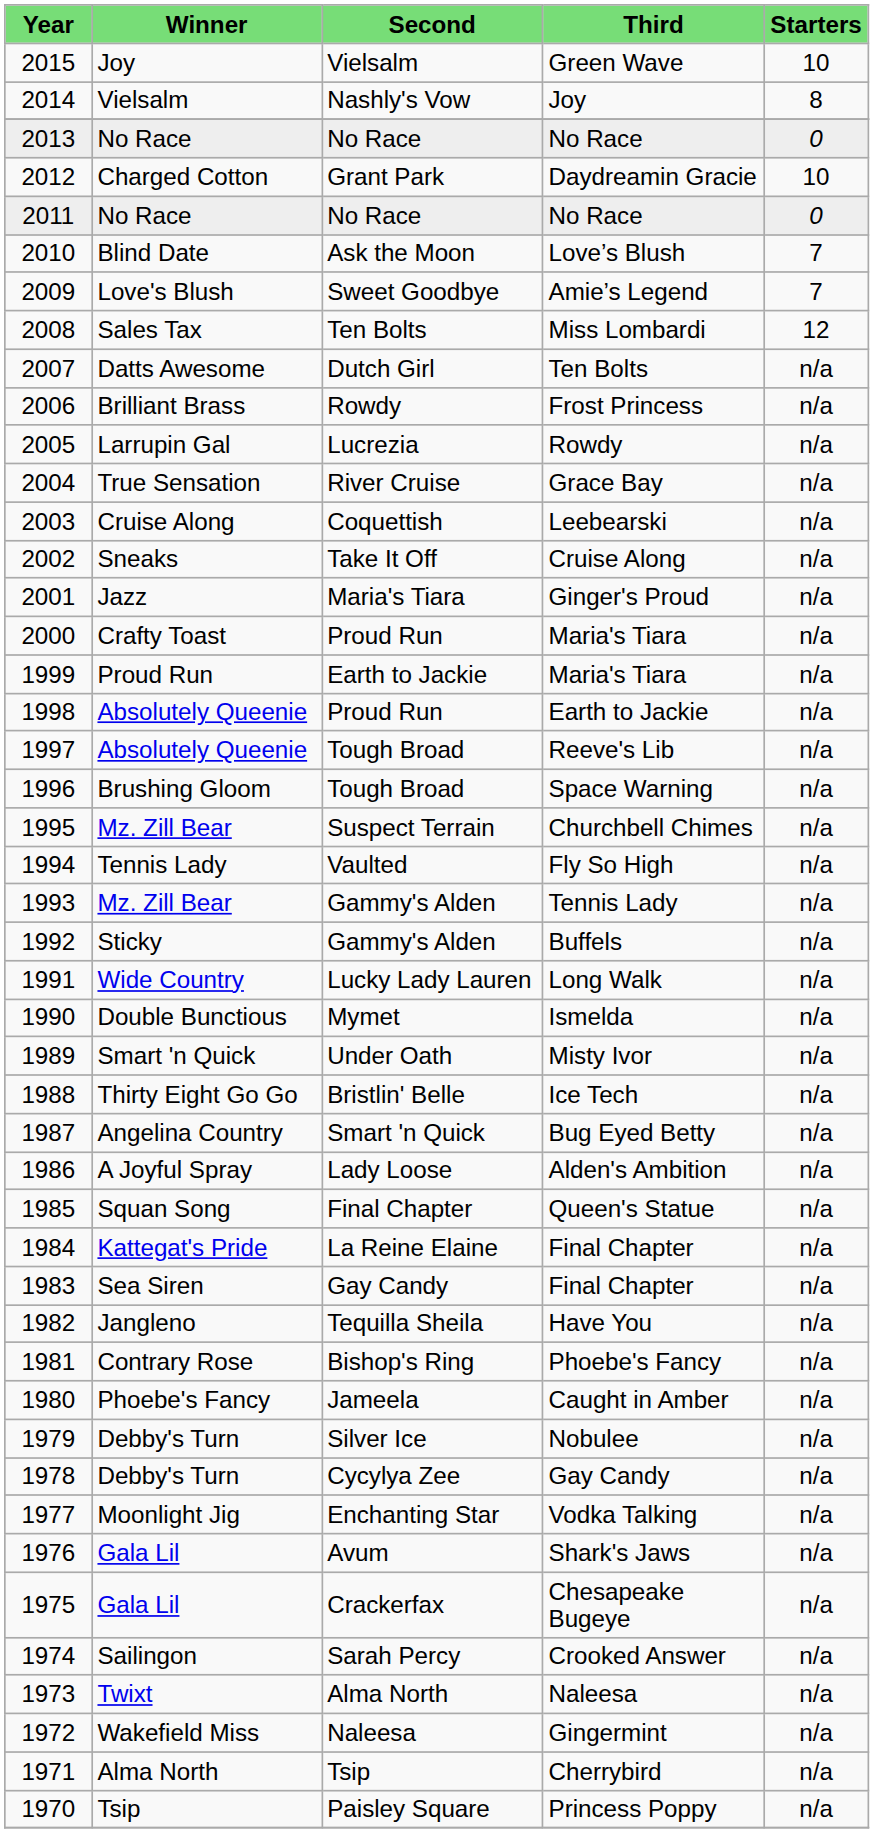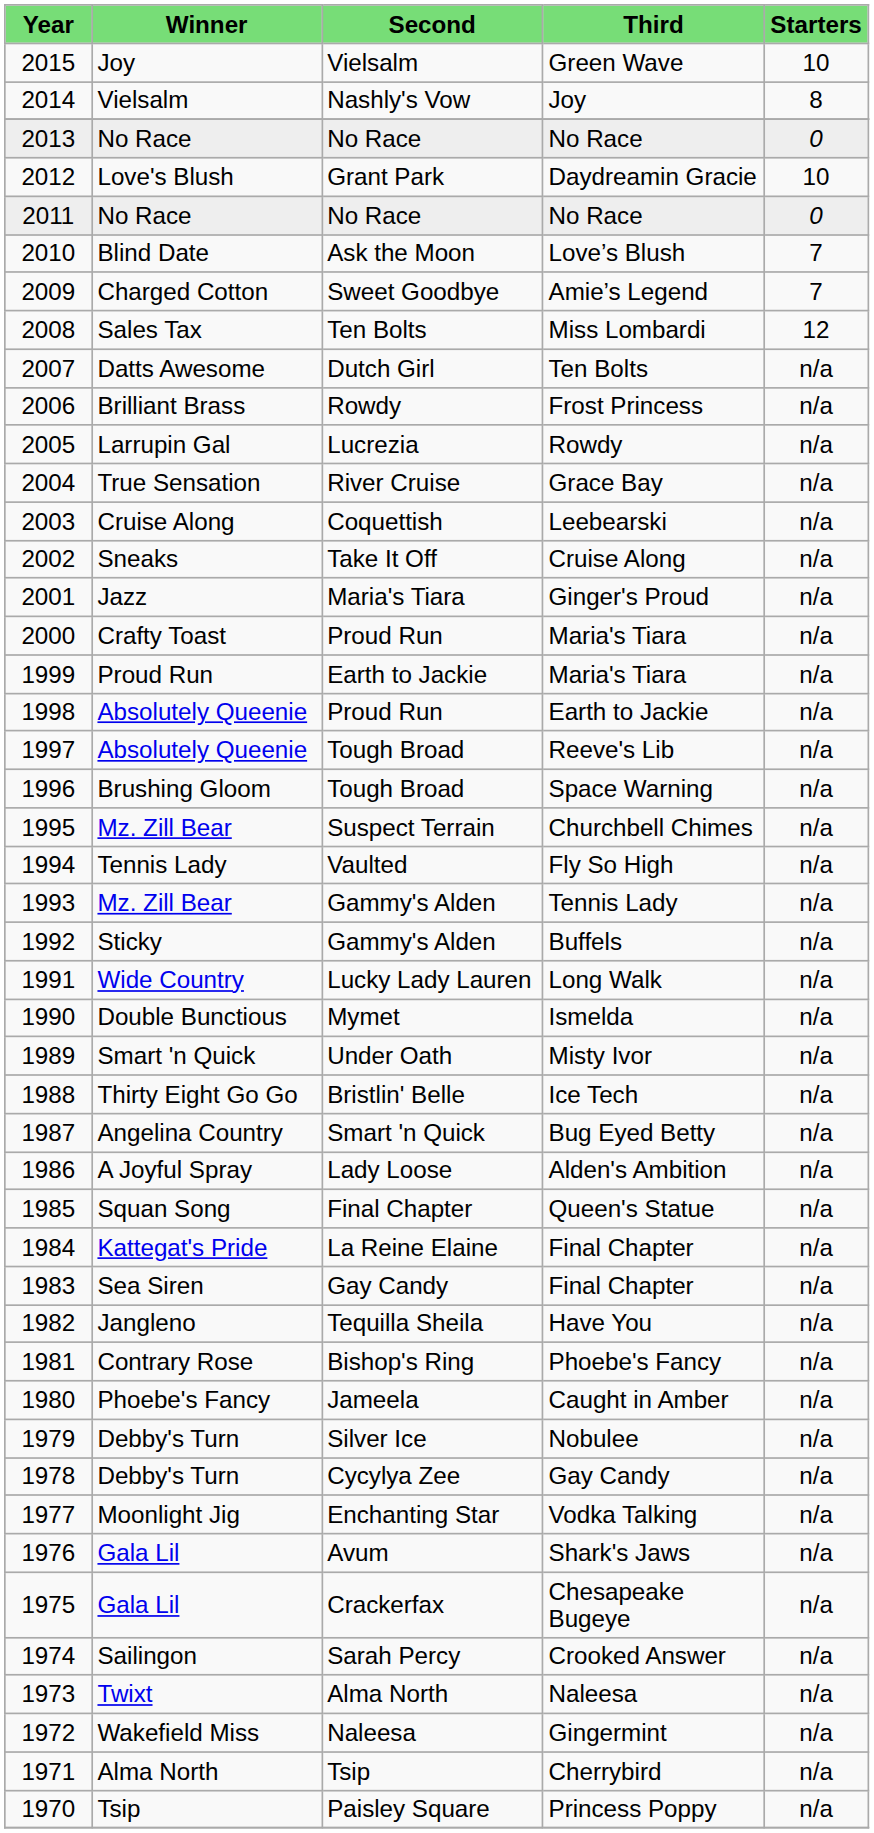(183, 177) Charged Cotton -> (166, 177) Love's Blush
(166, 292) Love's Blush -> (183, 292) Charged Cotton
